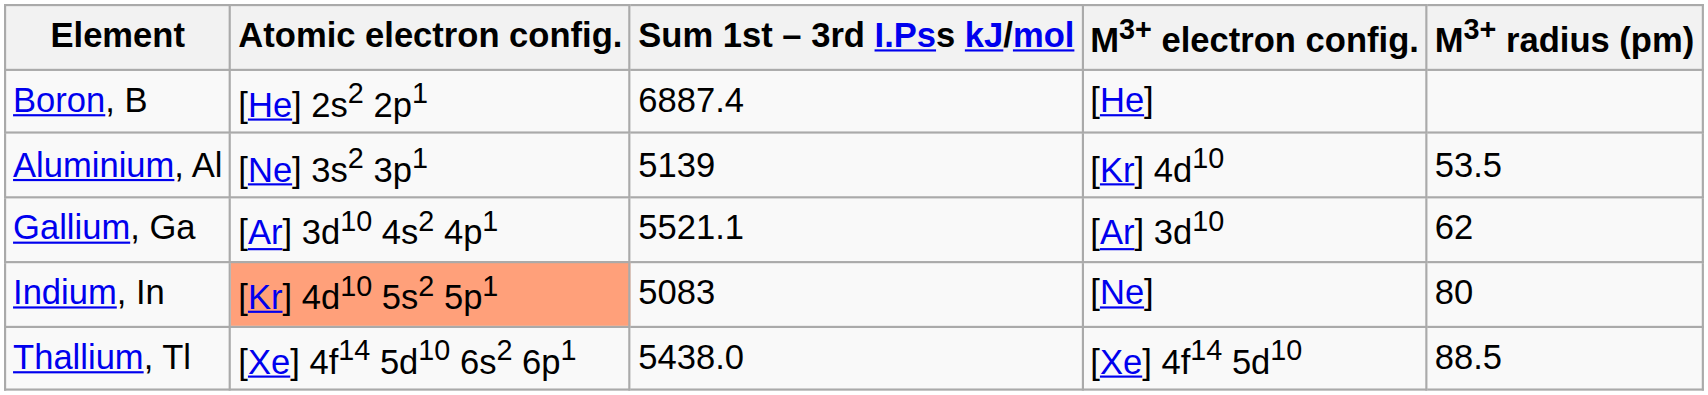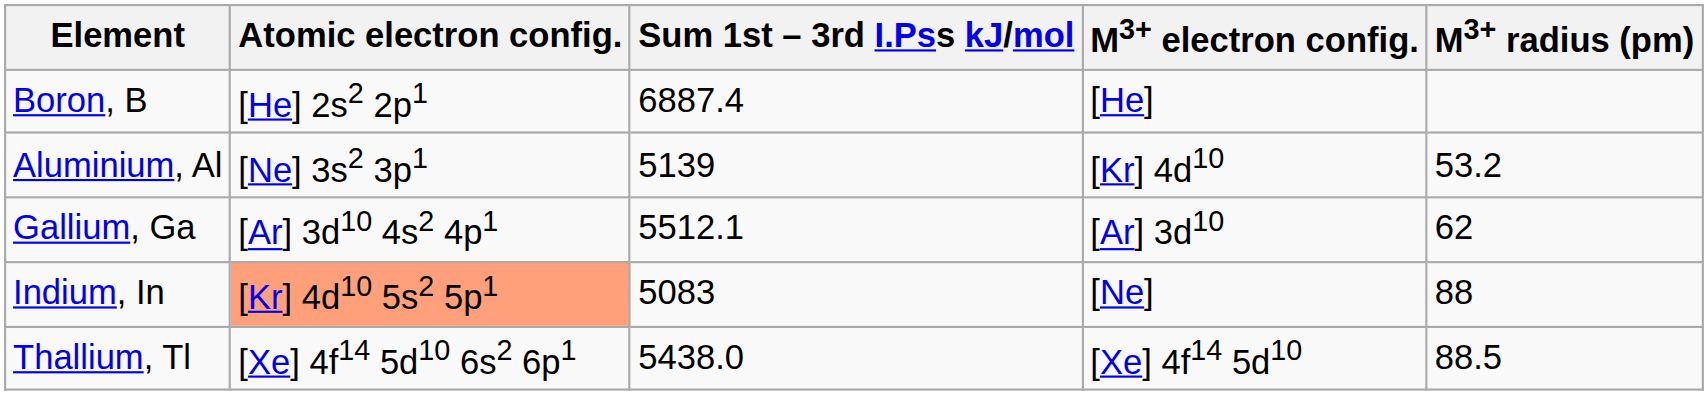(1468, 164) 53.5 -> (1468, 164) 53.2
(691, 229) 5521.1 -> (691, 229) 5512.1
(1454, 293) 80 -> (1454, 293) 88
